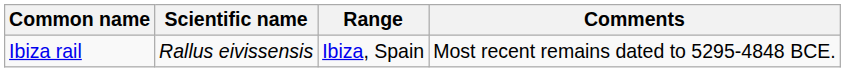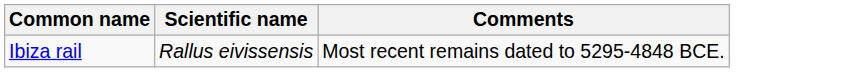- column: (373, 19)
